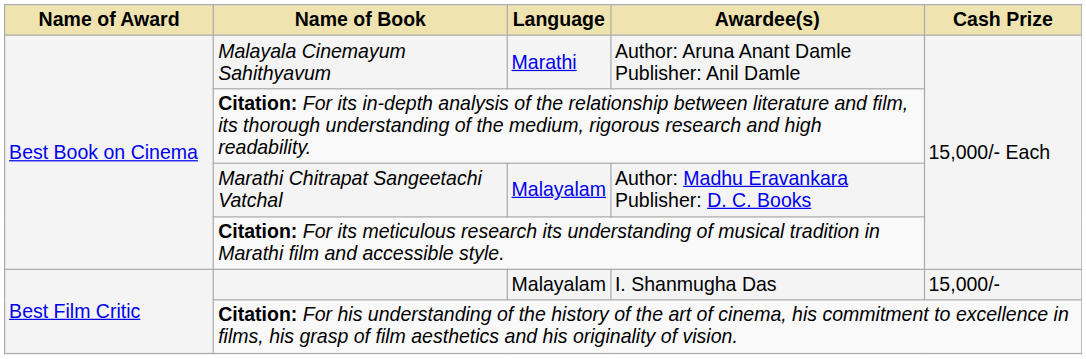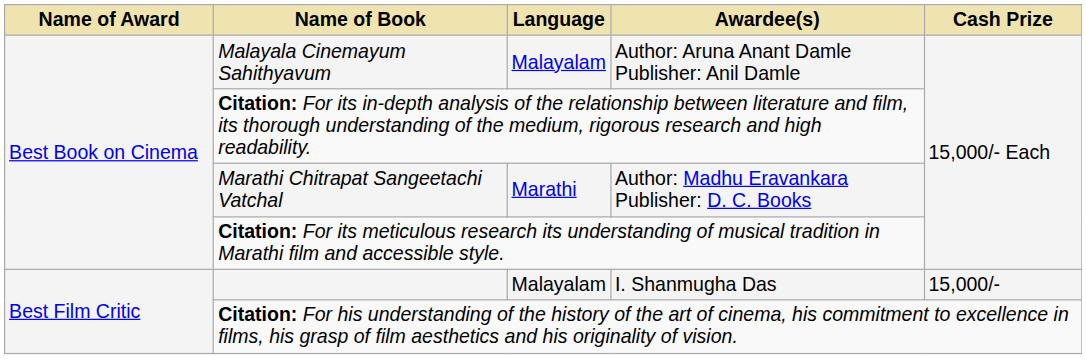(544, 61) Marathi -> (559, 61) Malayalam
(559, 189) Malayalam -> (544, 189) Marathi
